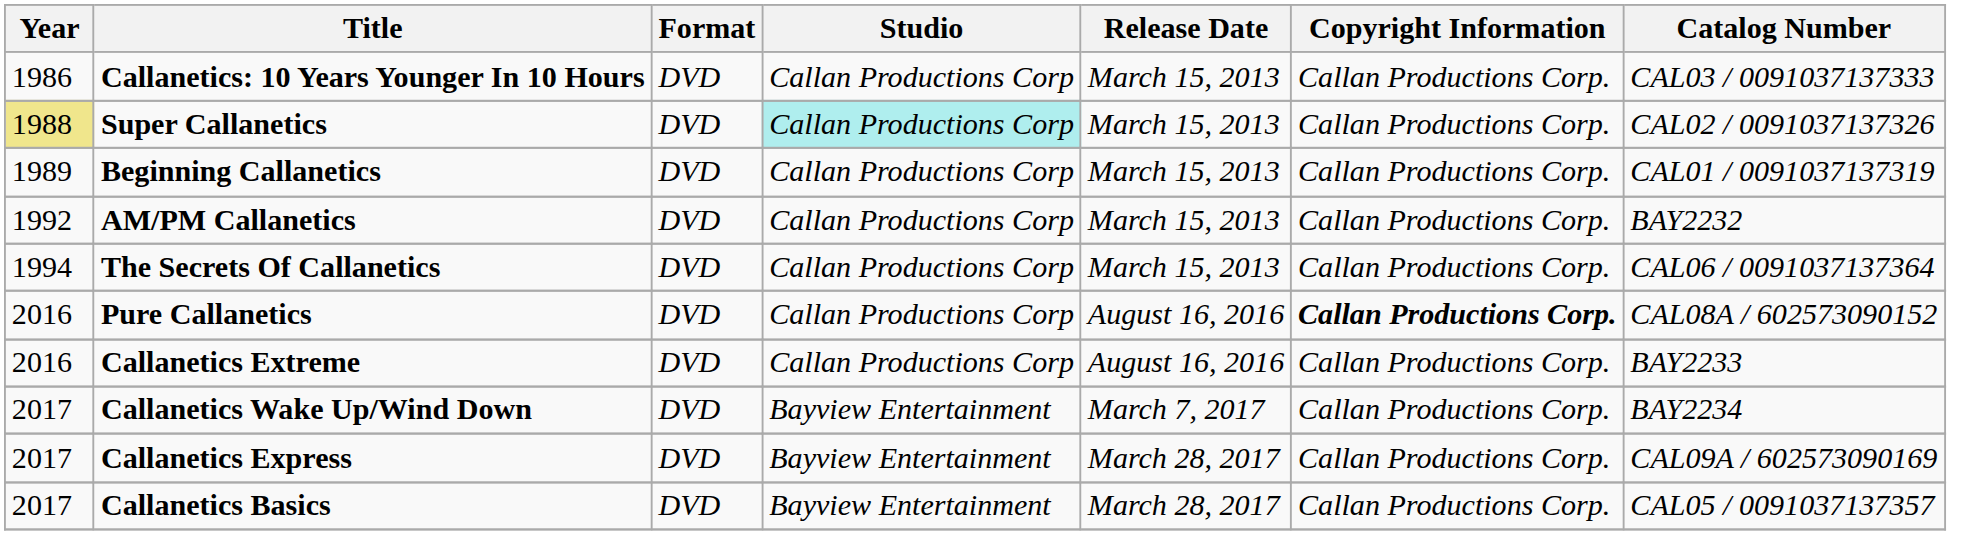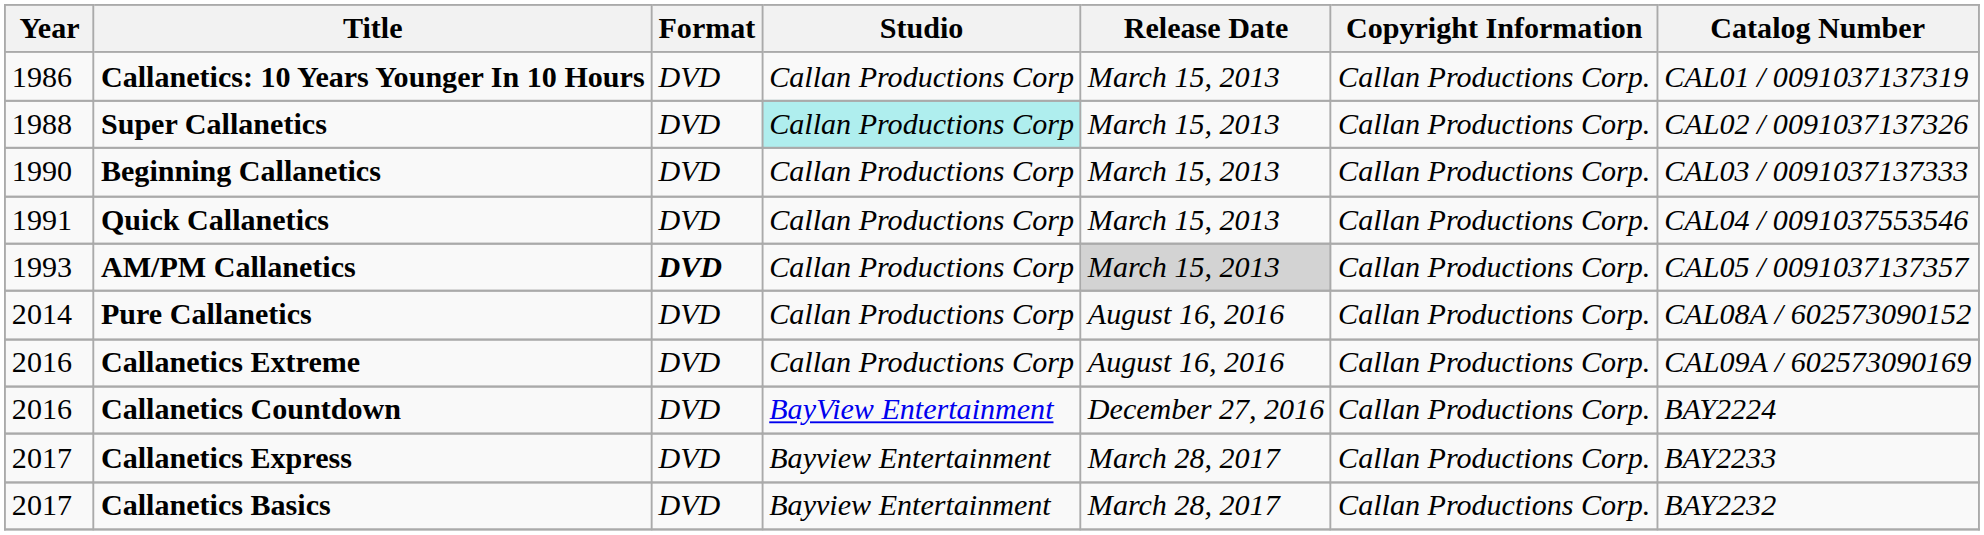(1782, 76) CAL03 / 0091037137333 -> (1816, 76) CAL01 / 0091037137319
(42, 123) khaki background -> (42, 123) no background
(42, 171) 1989 -> (42, 171) 1990
(1782, 171) CAL01 / 0091037137319 -> (1816, 171) CAL03 / 0091037137333
+ row: (215, 219)
(42, 219) 1992 -> (42, 266) 1993
(689, 219) normal -> (690, 266) bold
(1184, 219) no background -> (1184, 266) lightgrey background
(1686, 219) BAY2232 -> (1816, 266) CAL05 / 0091037137357
- row: (271, 266)
(42, 314) 2016 -> (42, 314) 2014
(1457, 314) bold -> (1494, 314) normal
(1686, 362) BAY2233 -> (1818, 362) CAL09A / 602573090169
+ row: (251, 409)
- row: (316, 409)
(1784, 457) CAL09A / 602573090169 -> (1720, 457) BAY2233
(1782, 505) CAL05 / 0091037137357 -> (1720, 505) BAY2232
